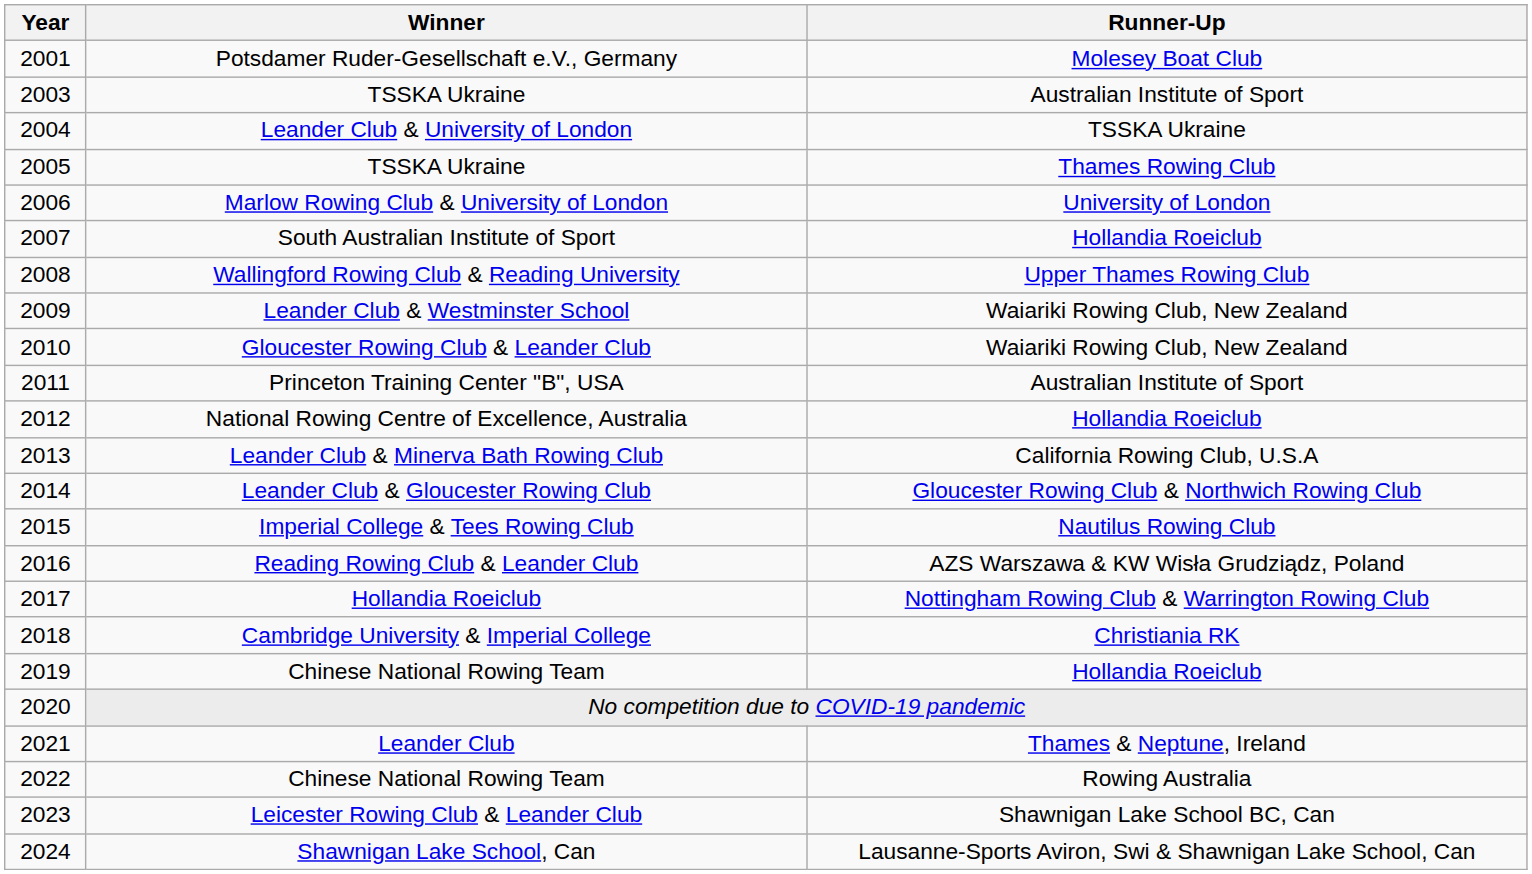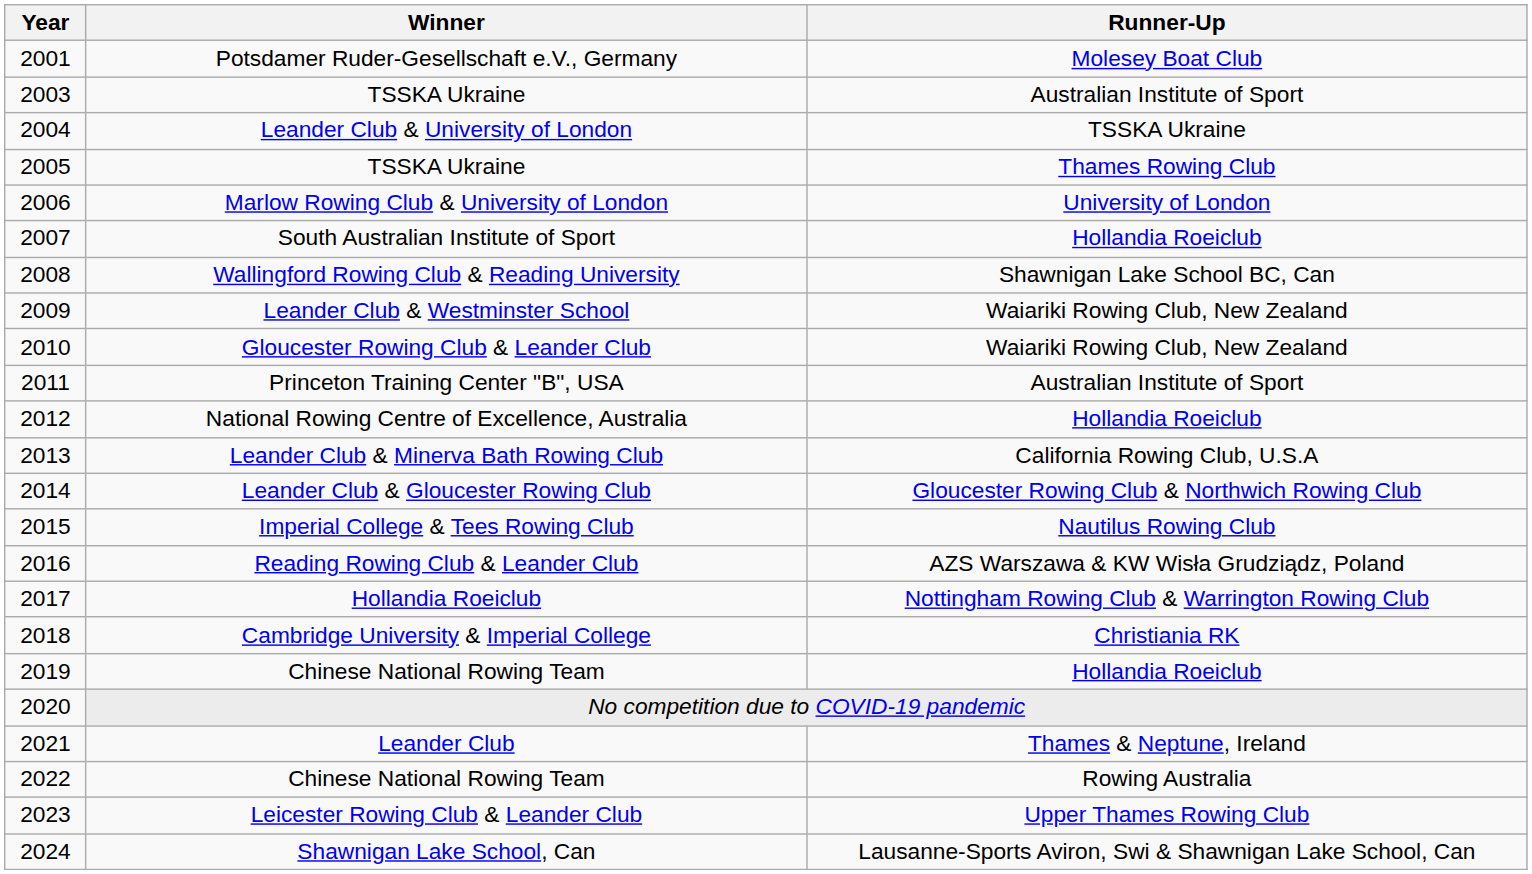(1167, 274) Upper Thames Rowing Club -> (1167, 274) Shawnigan Lake School BC, Can
(1167, 815) Shawnigan Lake School BC, Can -> (1167, 815) Upper Thames Rowing Club
